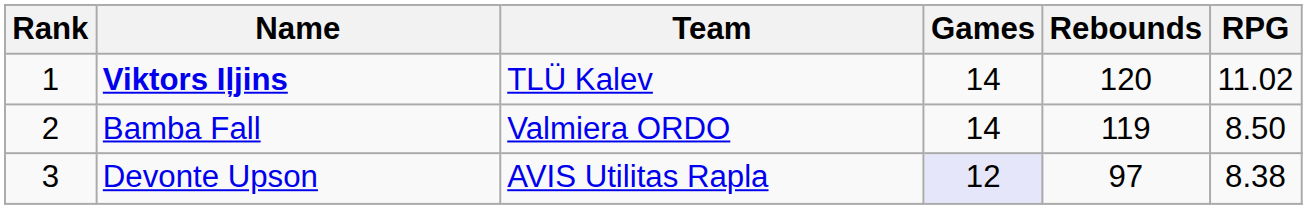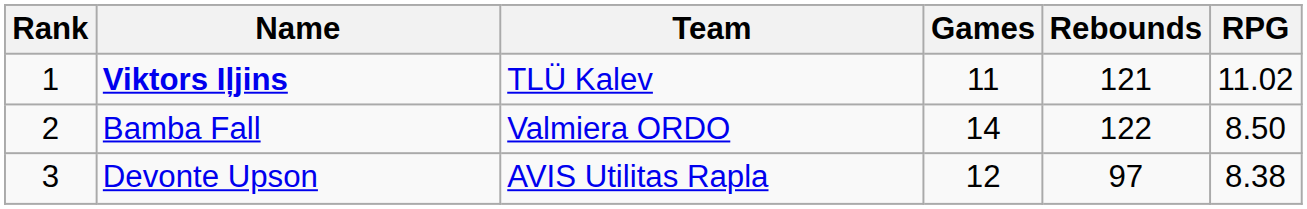(983, 78) 14 -> (983, 78) 11
(1126, 78) 120 -> (1126, 78) 121
(1126, 128) 119 -> (1126, 128) 122
(983, 177) lavender background -> (983, 177) no background
